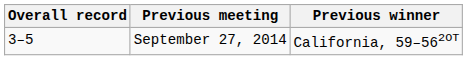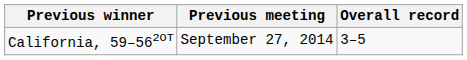columns swapped: (67, 16) <-> (376, 16)
